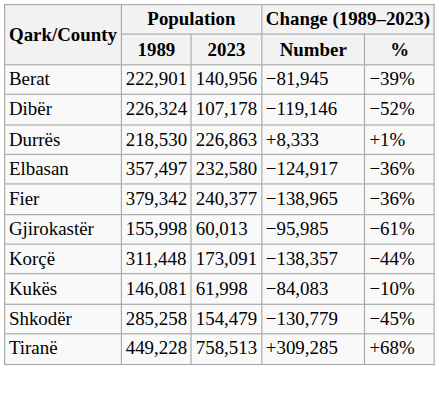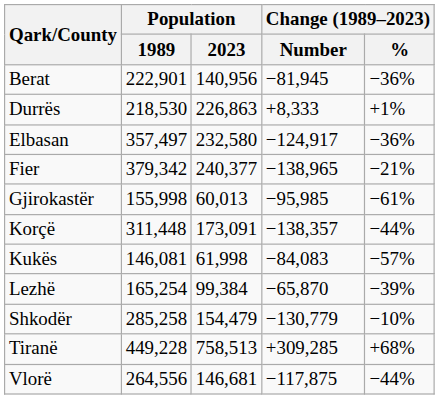(392, 79) −39% -> (392, 79) −36%
- row: (30, 109)
(392, 199) −36% -> (392, 169) −21%
(392, 288) −10% -> (392, 259) −57%
+ row: (32, 288)
(392, 318) −45% -> (392, 318) −10%
+ row: (30, 378)
